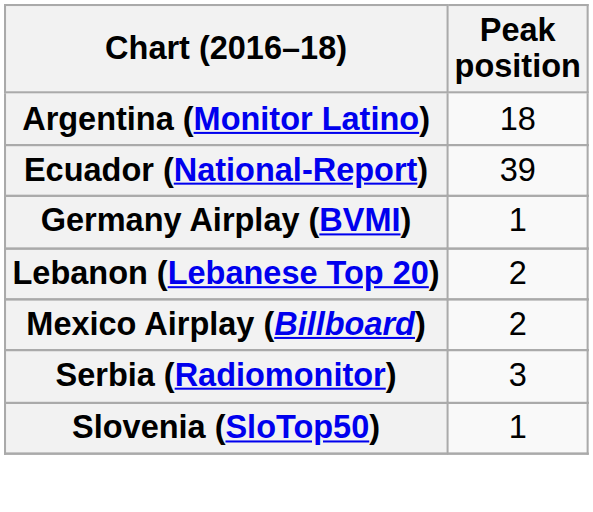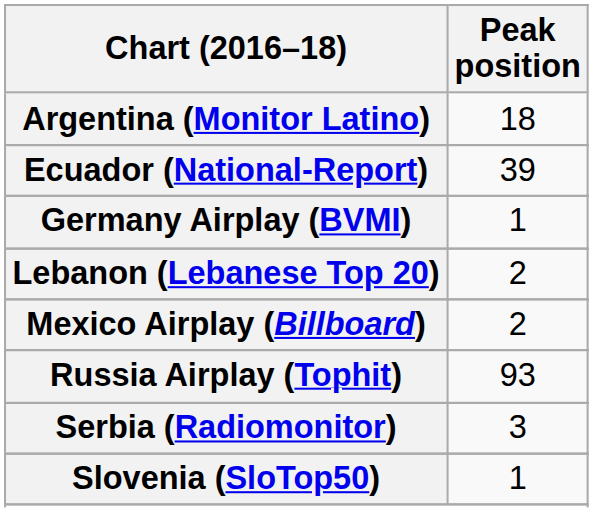+ row: (226, 375)
